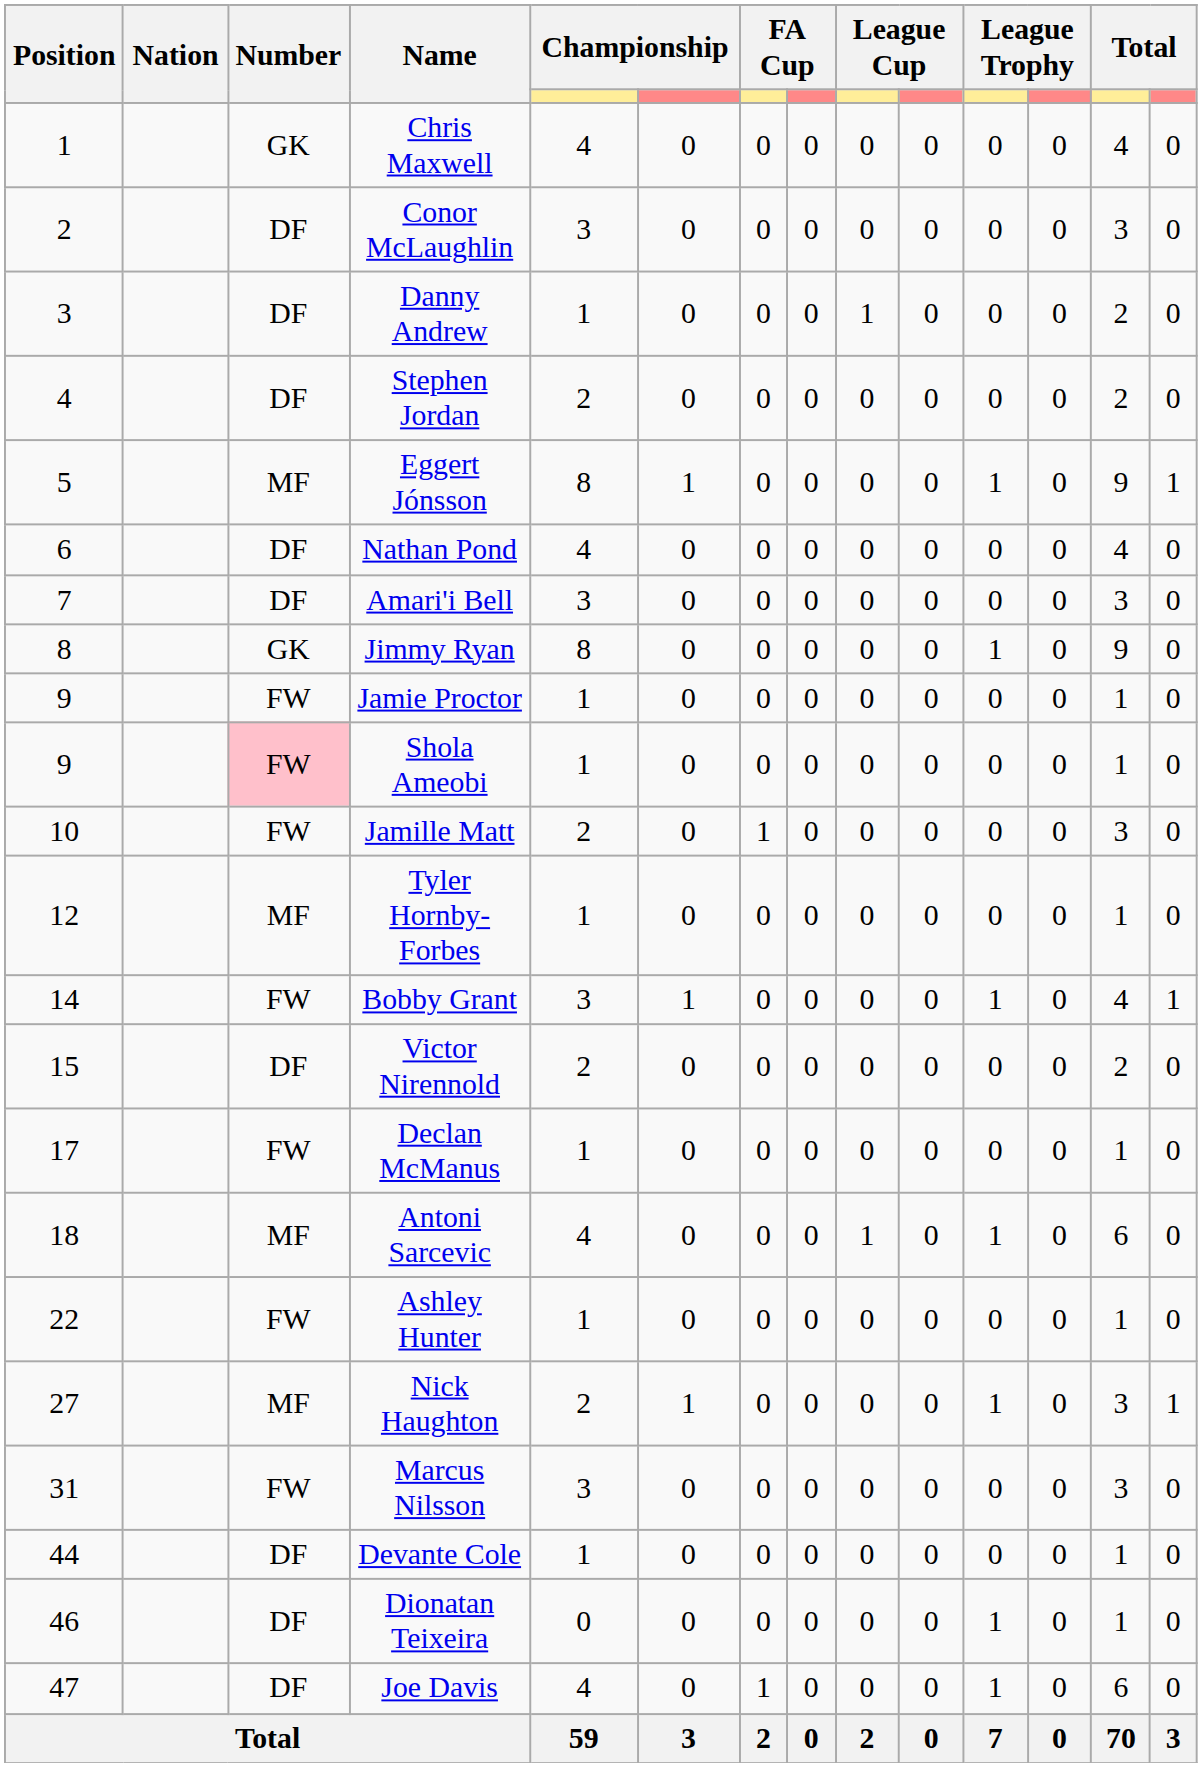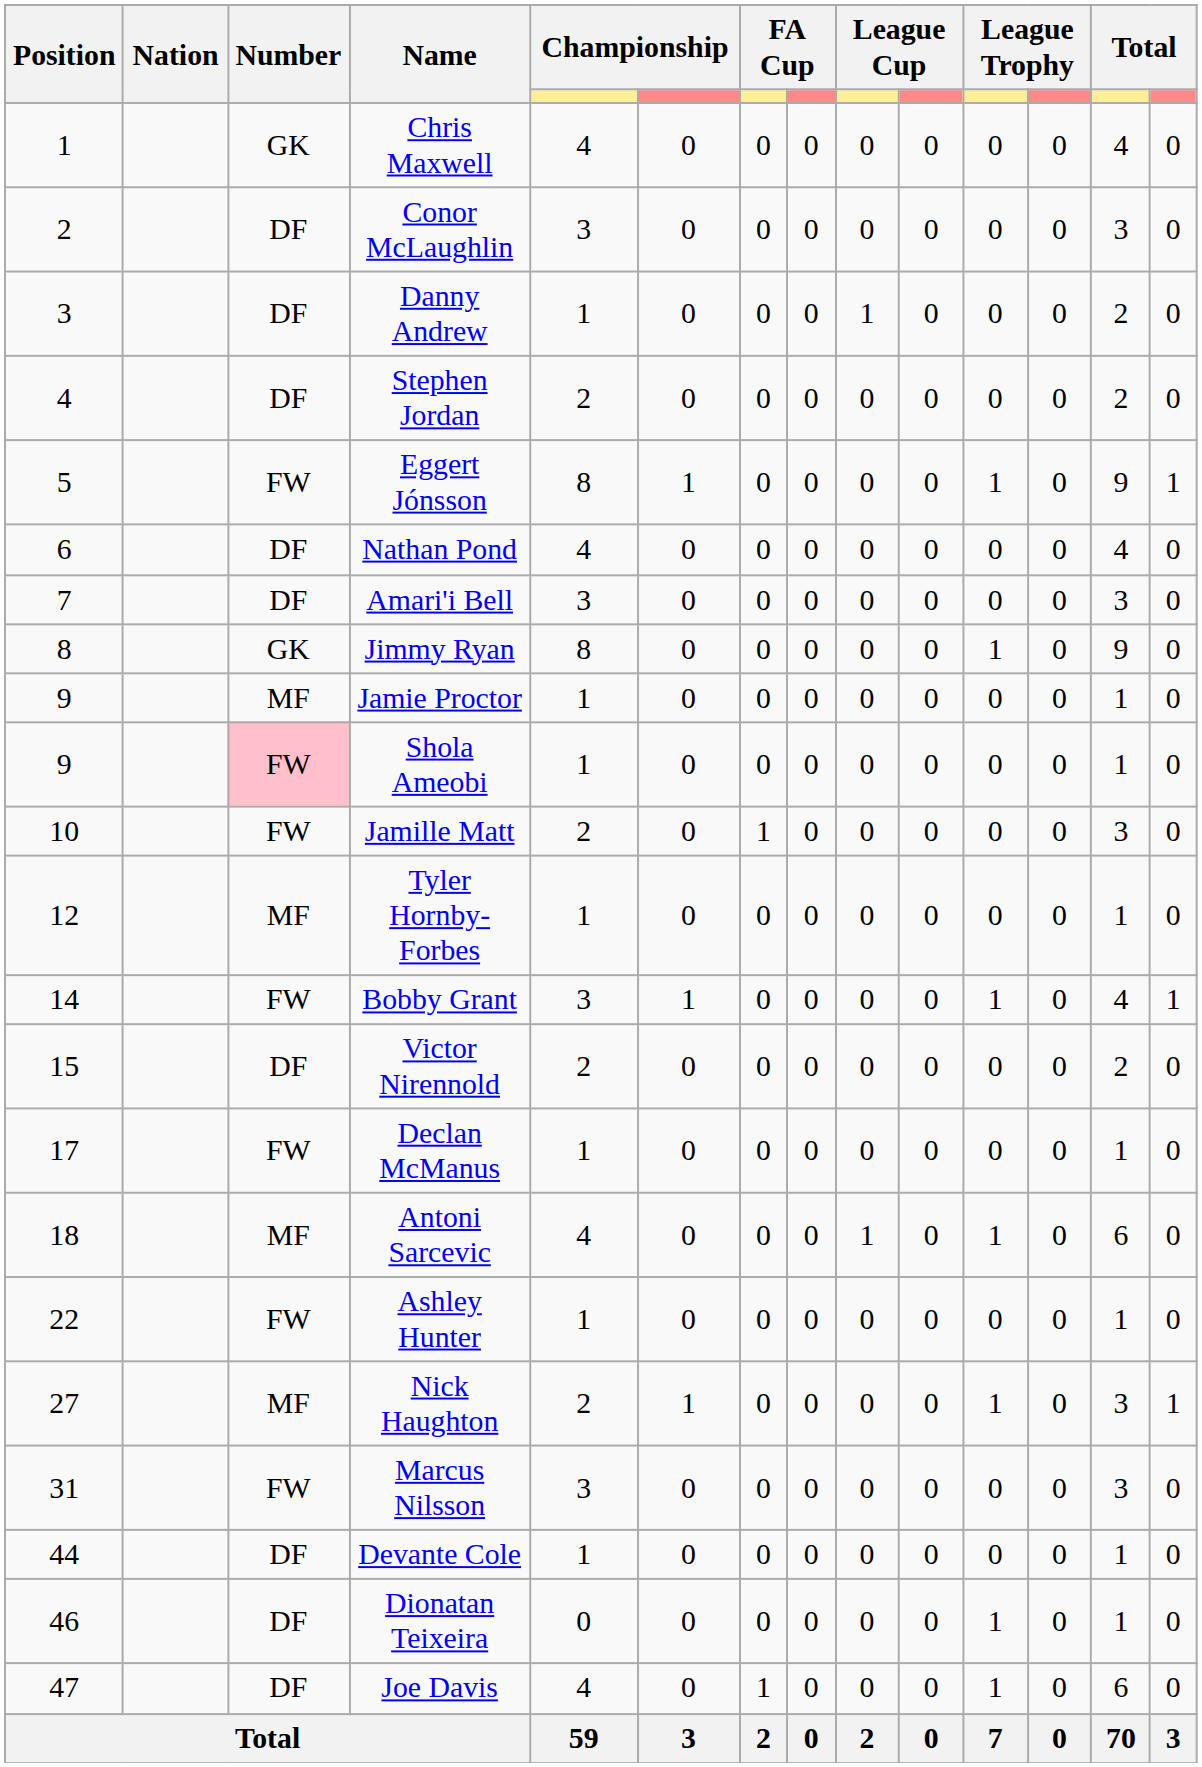(288, 482) MF -> (288, 482) FW
(288, 696) FW -> (288, 696) MF
